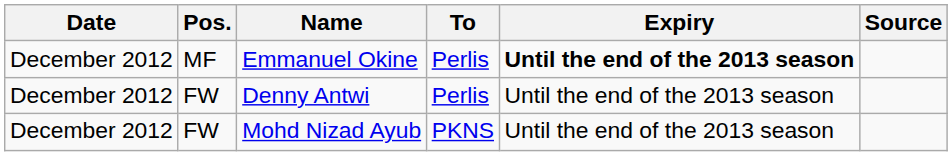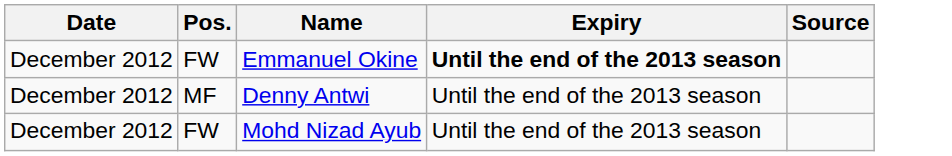- column: (463, 22)
(200, 58) MF -> (201, 58) FW
(201, 95) FW -> (200, 95) MF
